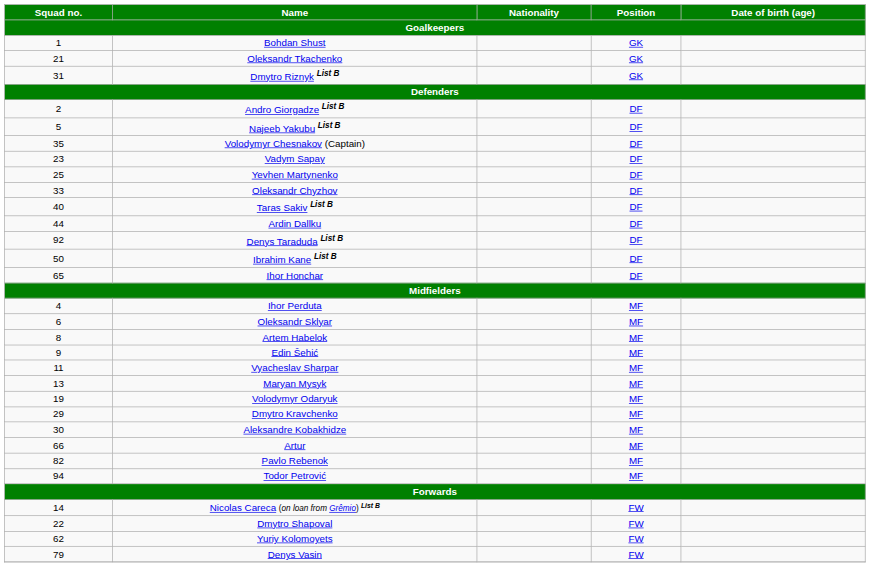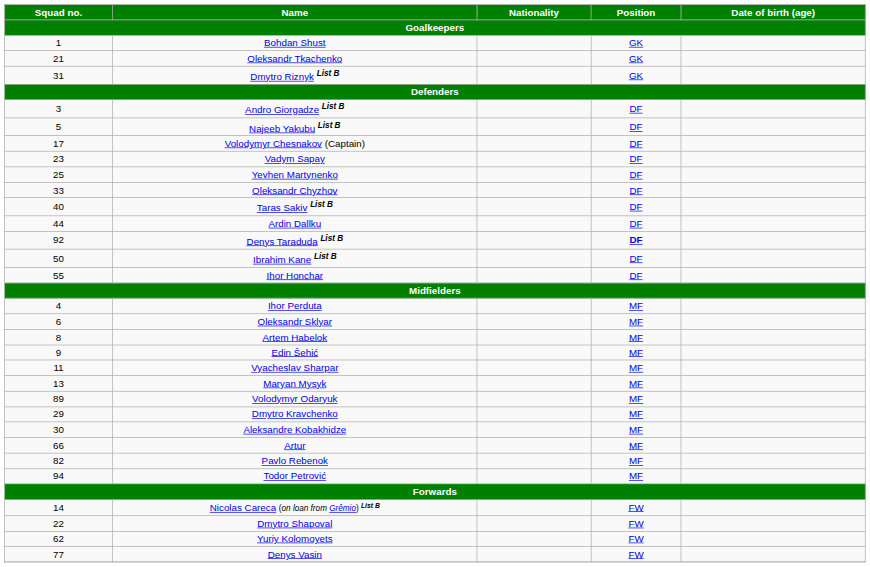(58, 109) 2 -> (58, 109) 3
(58, 144) 35 -> (58, 144) 17
(636, 241) normal -> (636, 241) bold
(58, 275) 65 -> (58, 275) 55
(58, 399) 19 -> (58, 399) 89
(58, 555) 79 -> (58, 555) 77
